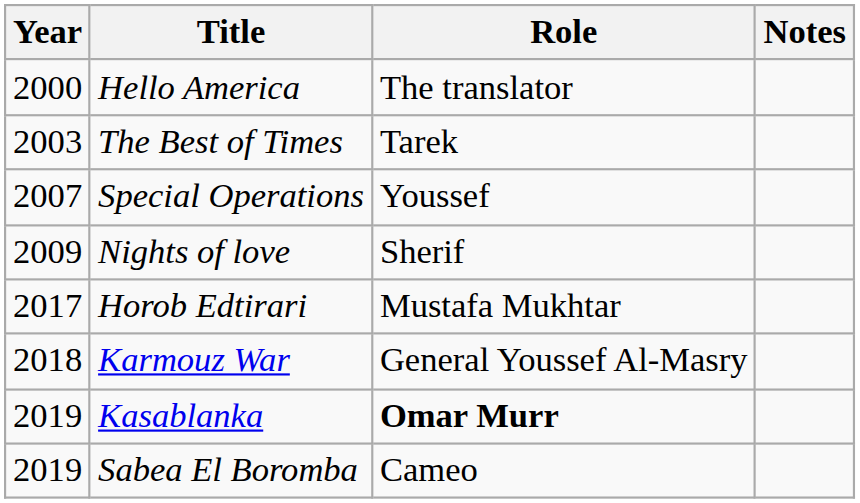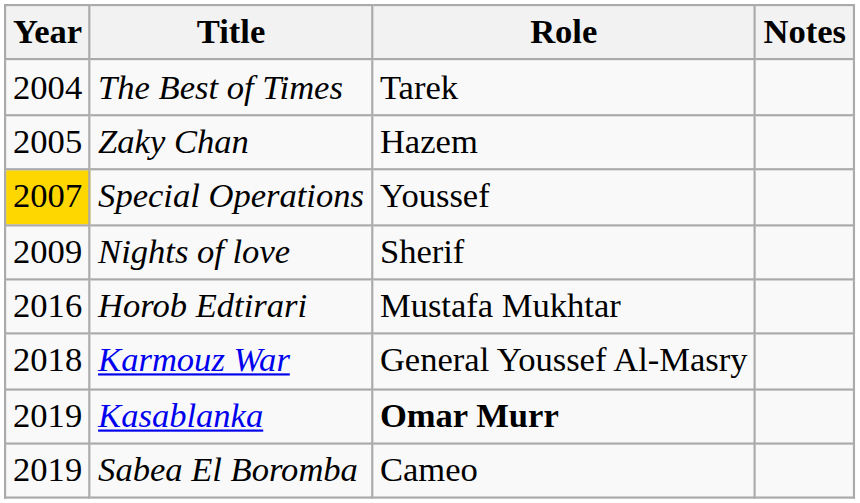- row: (199, 86)
(48, 141) 2003 -> (48, 86) 2004
+ row: (173, 141)
(48, 196) no background -> (48, 196) gold background
(48, 305) 2017 -> (48, 305) 2016
